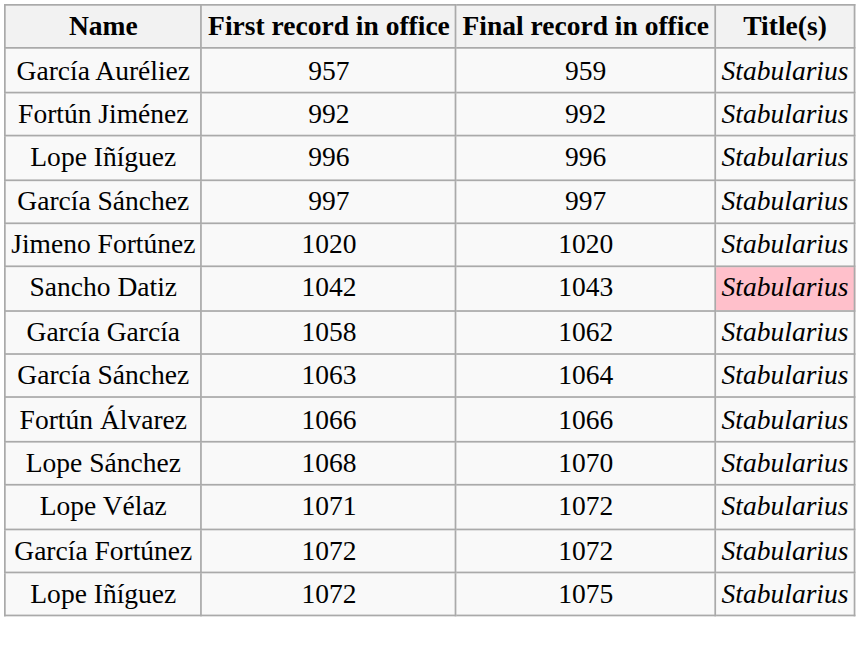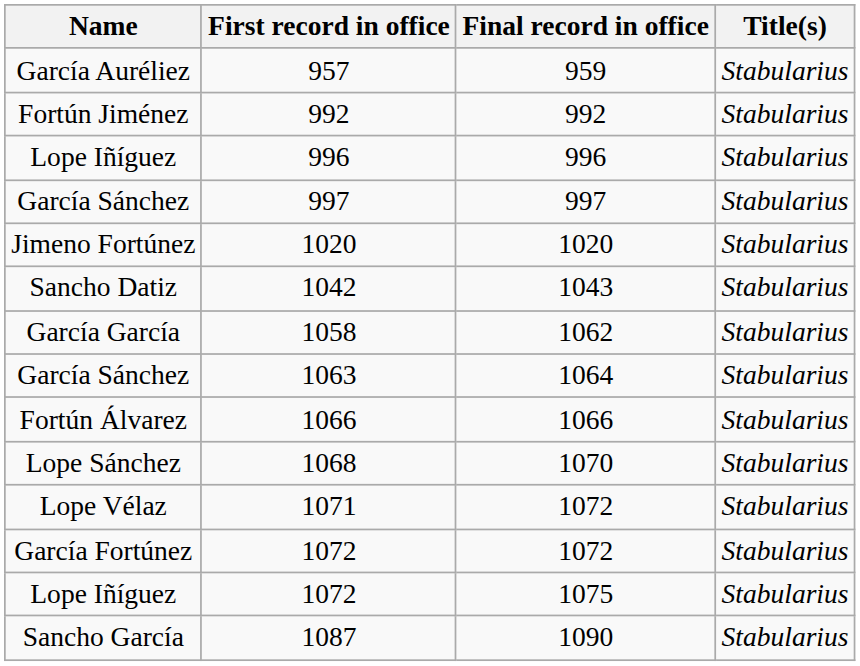(785, 288) pink background -> (785, 288) no background
+ row: (329, 637)
